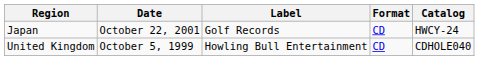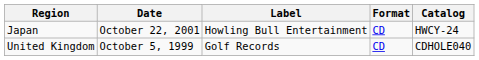(242, 30) Golf Records -> (286, 30) Howling Bull Entertainment
(286, 47) Howling Bull Entertainment -> (242, 47) Golf Records
